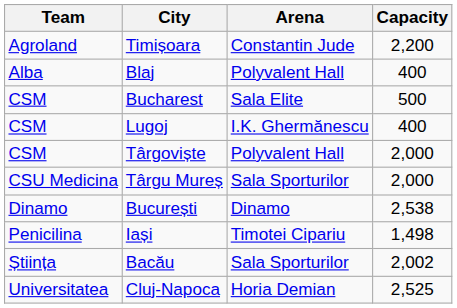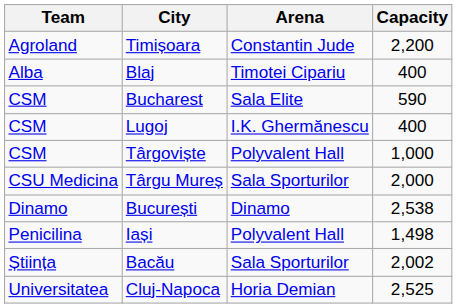(287, 72) Polyvalent Hall -> (288, 72) Timotei Cipariu
(412, 99) 500 -> (412, 99) 590
(412, 153) 2,000 -> (412, 153) 1,000
(288, 235) Timotei Cipariu -> (287, 235) Polyvalent Hall
